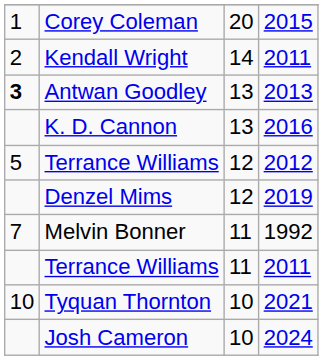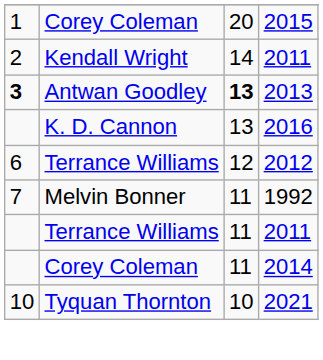(241, 92) normal -> (241, 92) bold
(16, 162) 5 -> (16, 162) 6
- row: (108, 197)
+ row: (121, 267)
- row: (116, 337)
